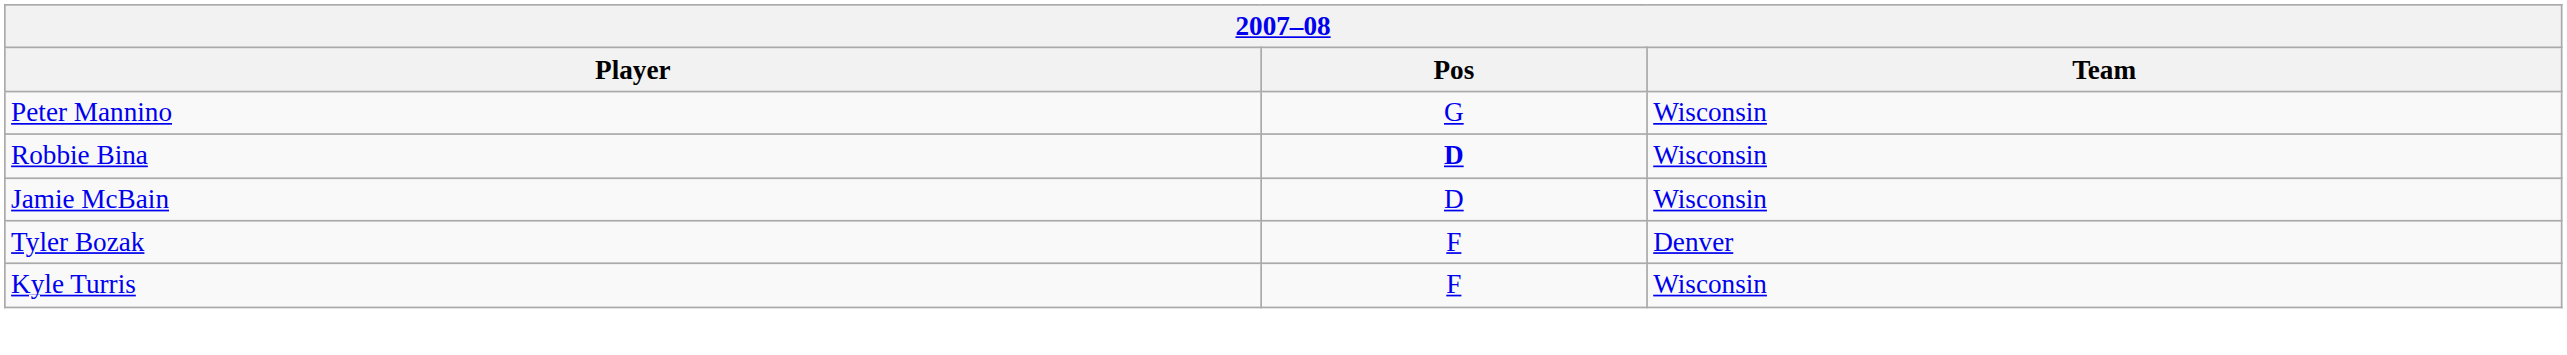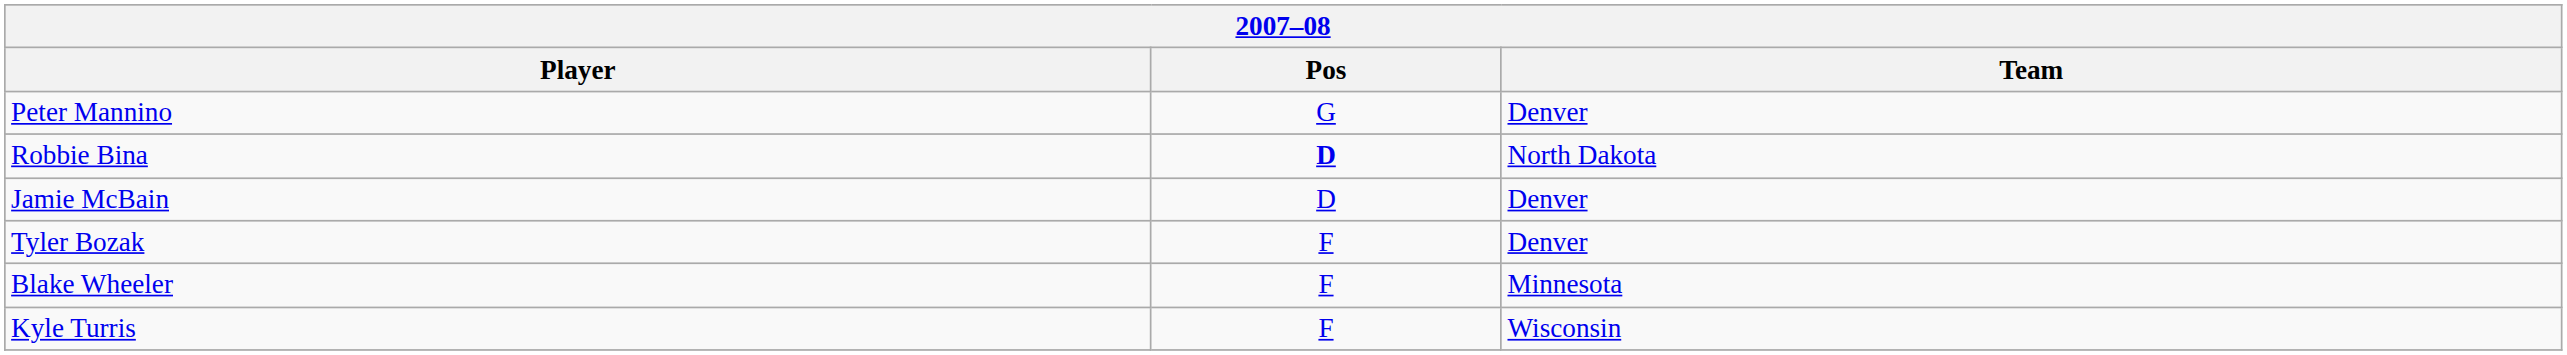(1710, 112) Wisconsin -> (1548, 112) Denver
(1710, 155) Wisconsin -> (1582, 155) North Dakota
(1710, 198) Wisconsin -> (1548, 198) Denver
+ row: (92, 284)
